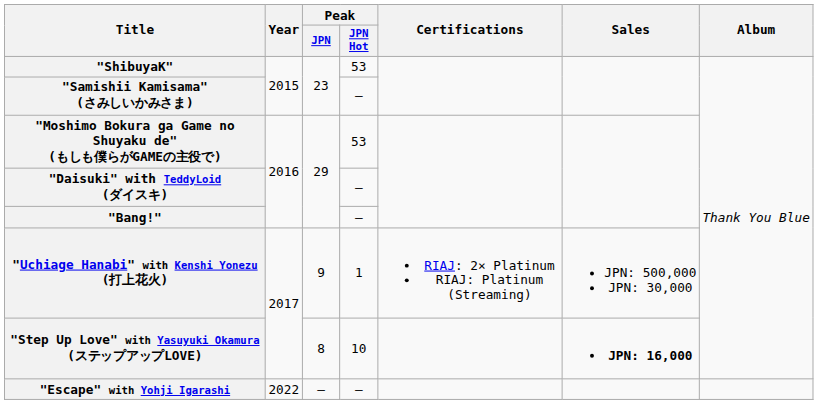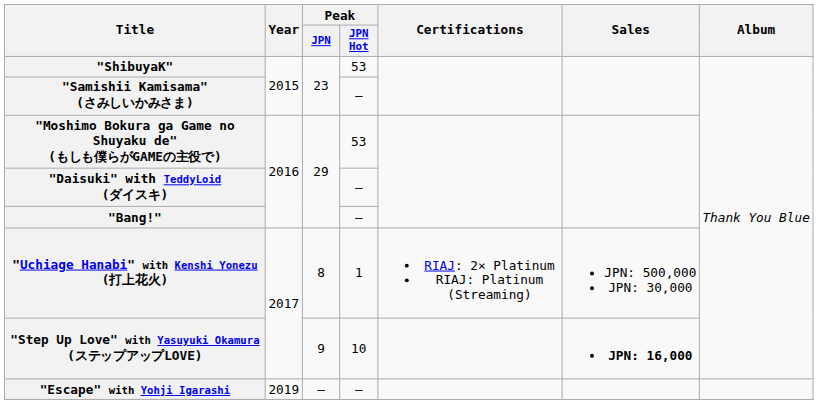(321, 273) 9 -> (321, 273) 8
(321, 348) 8 -> (321, 348) 9
(284, 389) 2022 -> (284, 389) 2019
